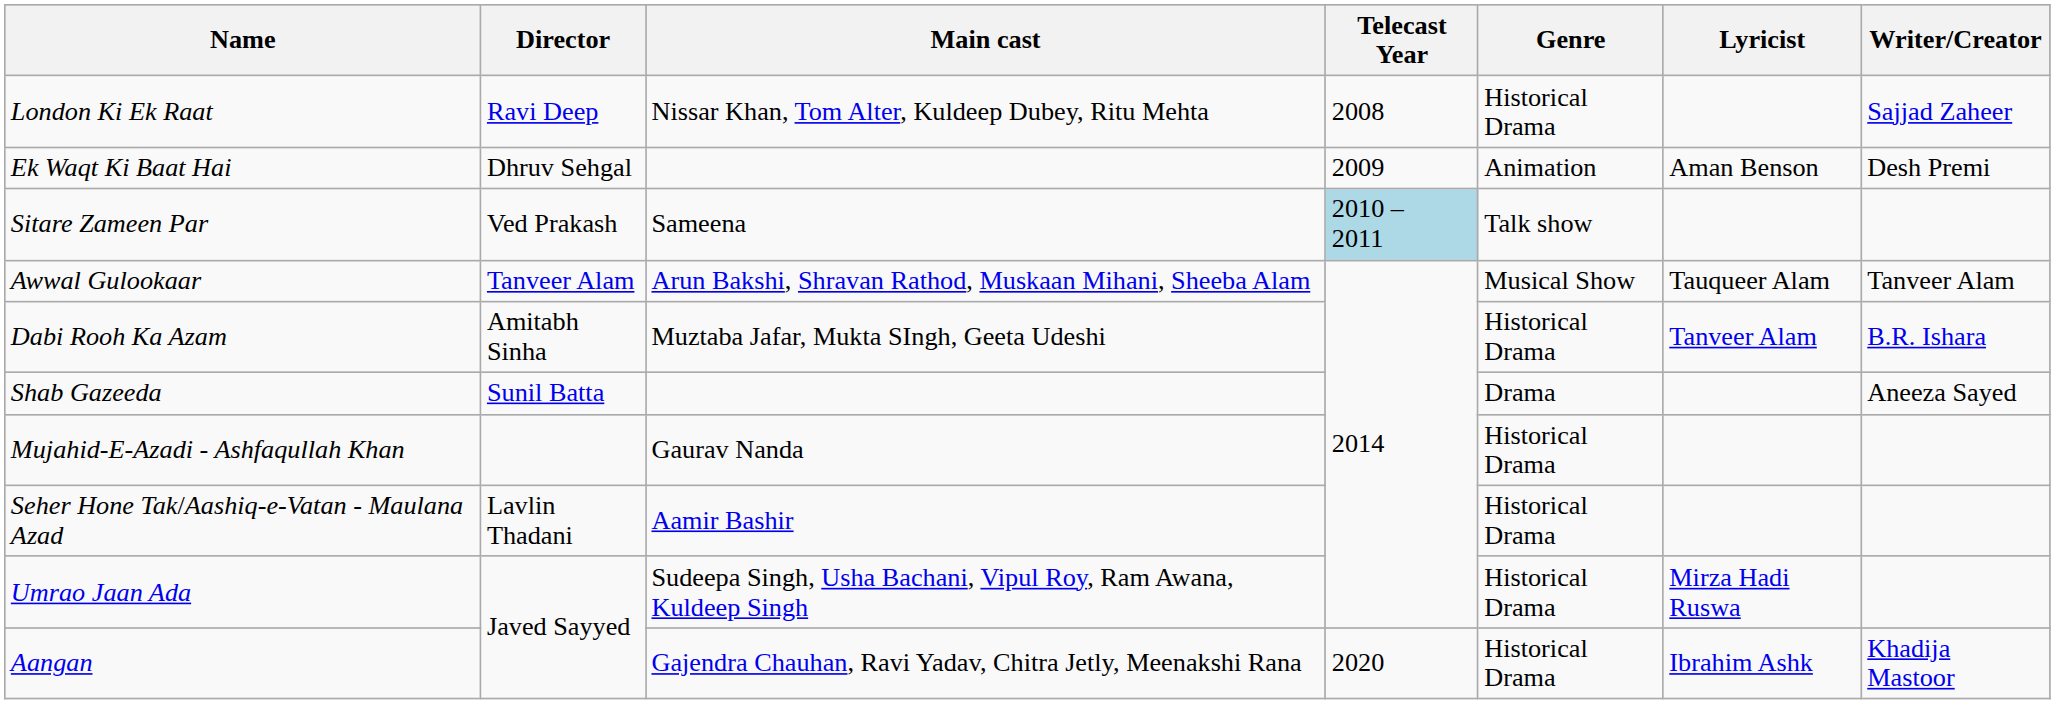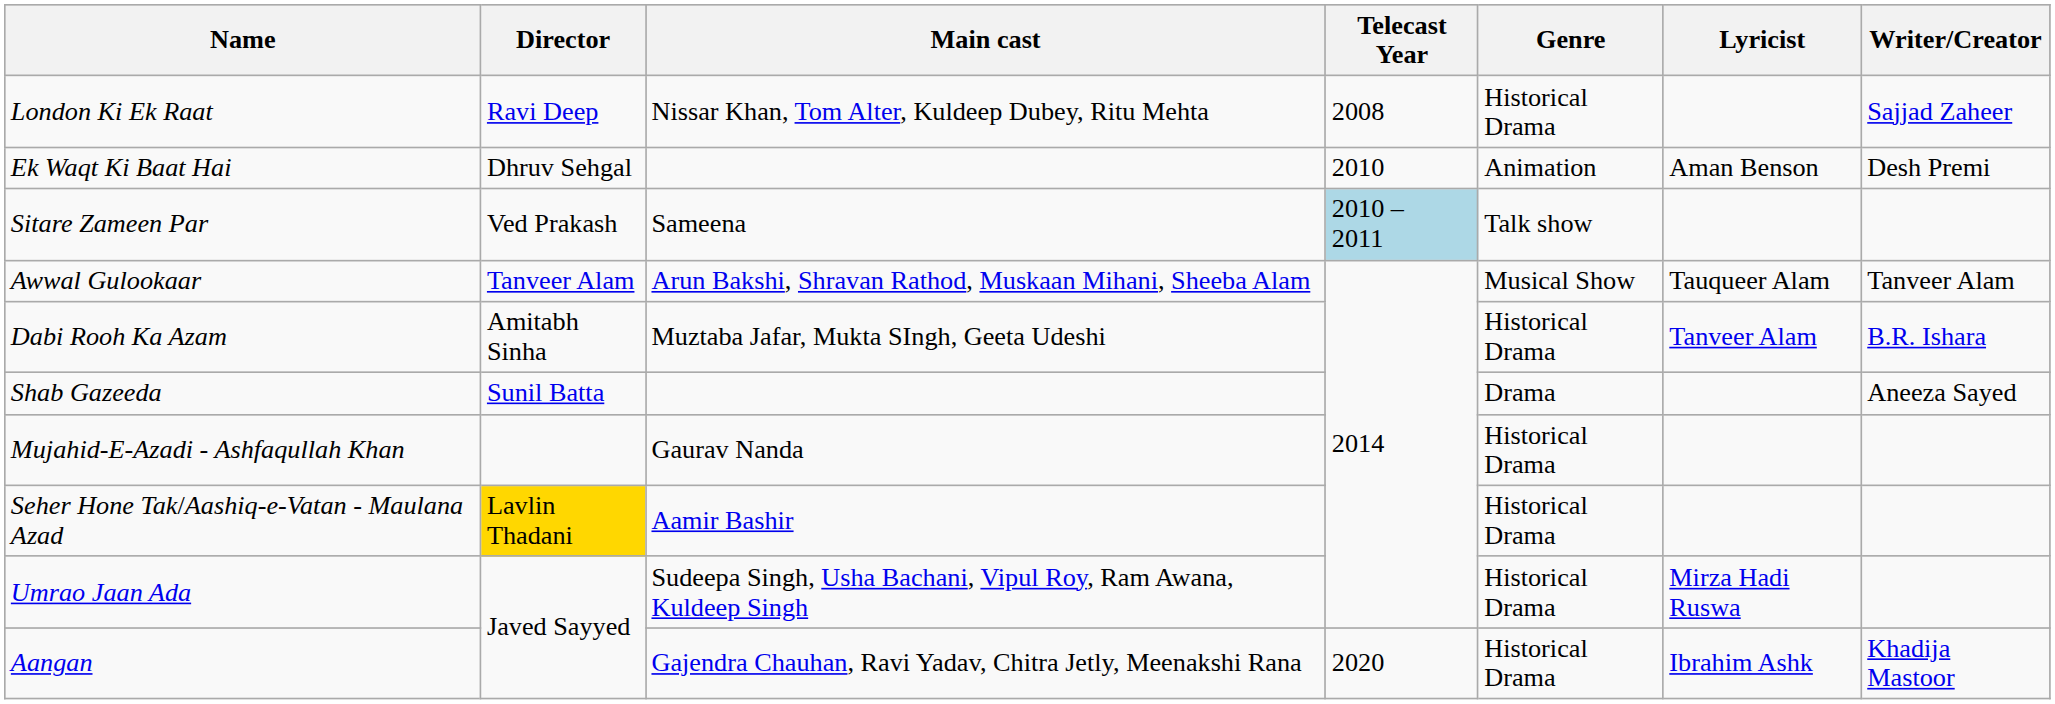(1358, 167) 2009 -> (1358, 167) 2010
(530, 520) no background -> (530, 520) gold background
